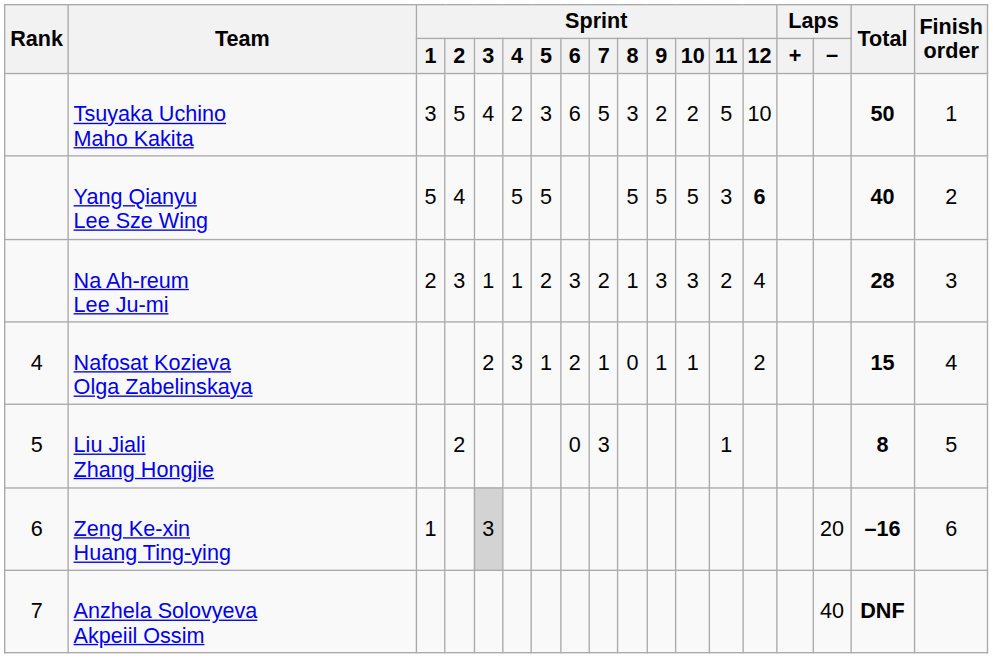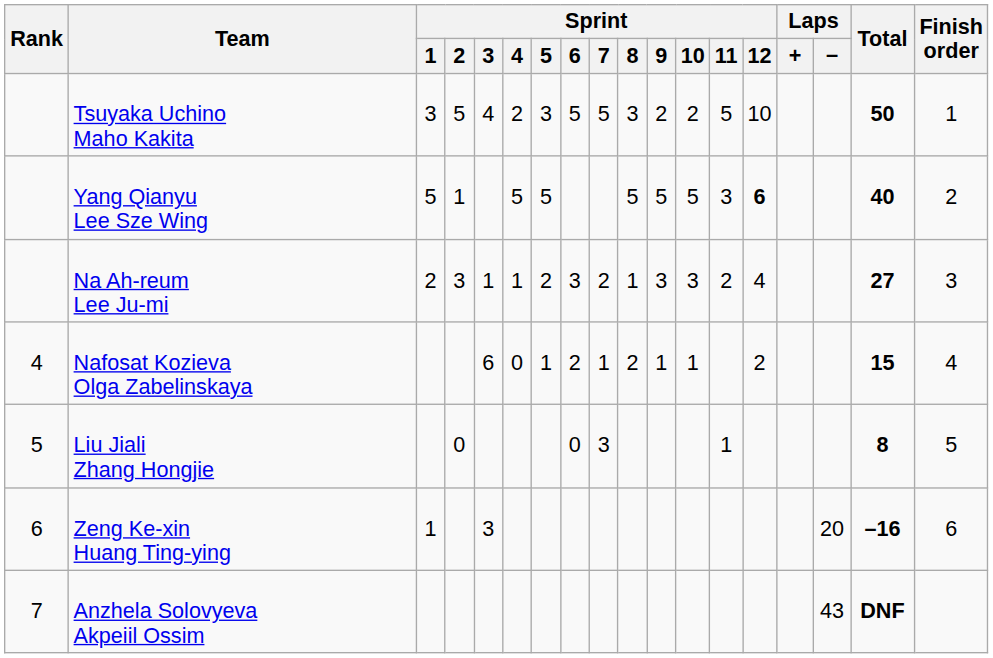(575, 114) 6 -> (575, 114) 5
(459, 197) 4 -> (459, 197) 1
(882, 280) 28 -> (882, 280) 27
(488, 363) 2 -> (488, 363) 6
(517, 363) 3 -> (517, 363) 0
(633, 363) 0 -> (633, 363) 2
(459, 445) 2 -> (459, 445) 0
(488, 528) lightgrey background -> (488, 528) no background
(832, 611) 40 -> (832, 611) 43
